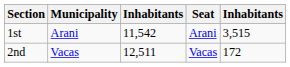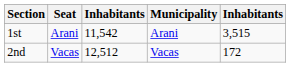columns swapped: (84, 14) <-> (203, 14)
(140, 52) 12,511 -> (101, 52) 12,512
